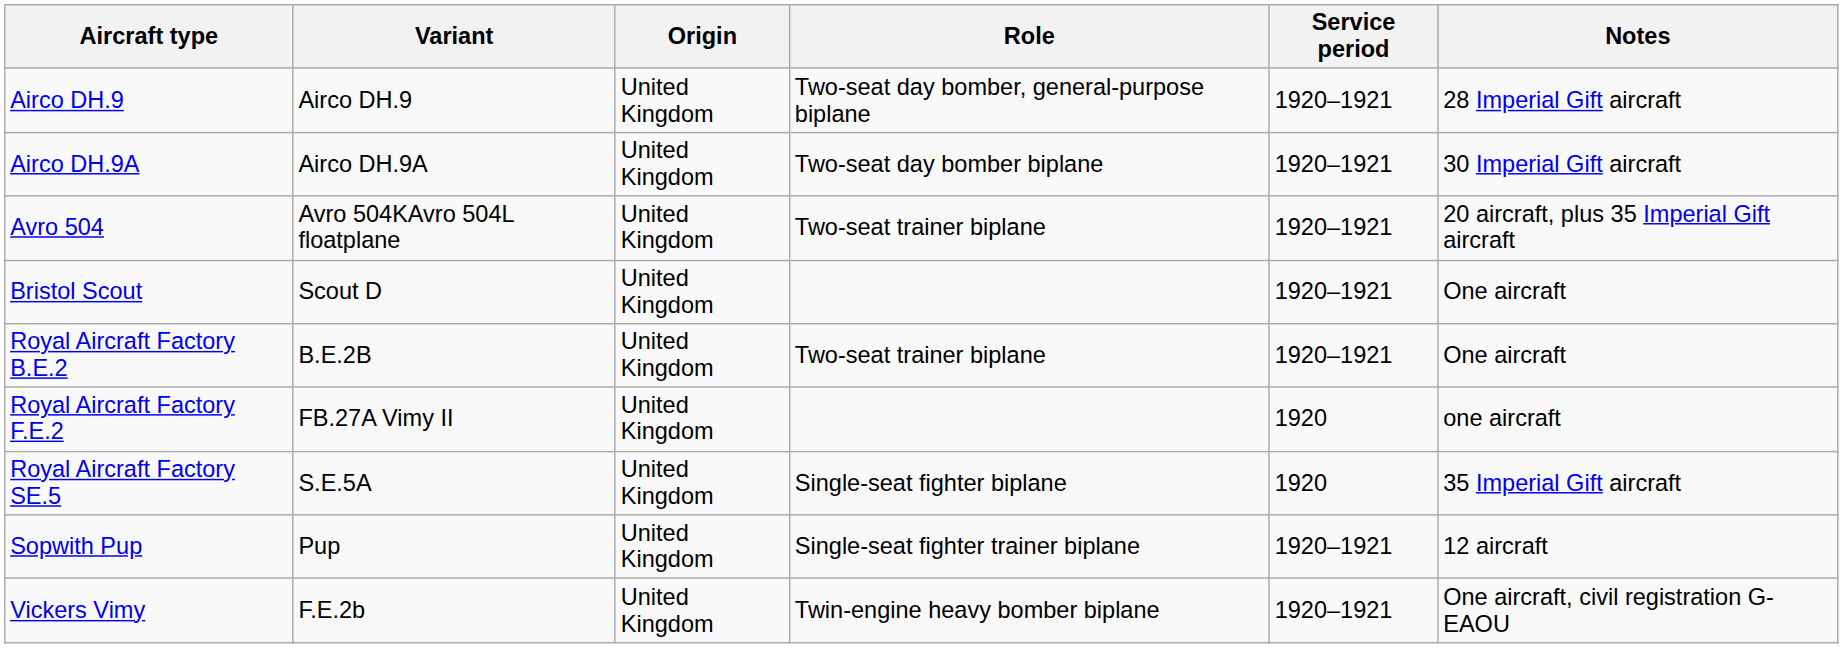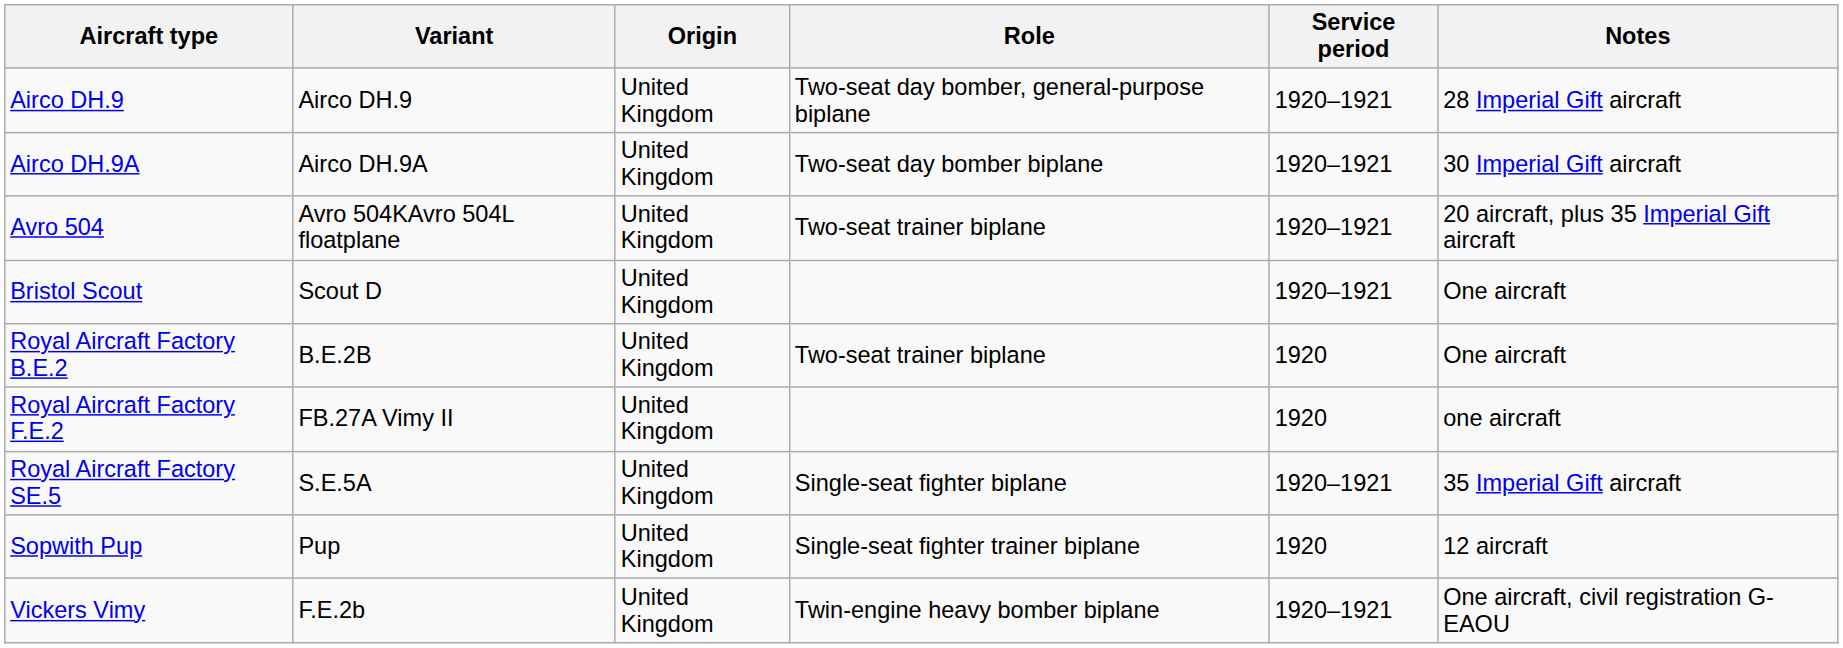(1334, 355) 1920–1921 -> (1301, 355) 1920
(1301, 482) 1920 -> (1334, 482) 1920–1921
(1334, 546) 1920–1921 -> (1301, 546) 1920
